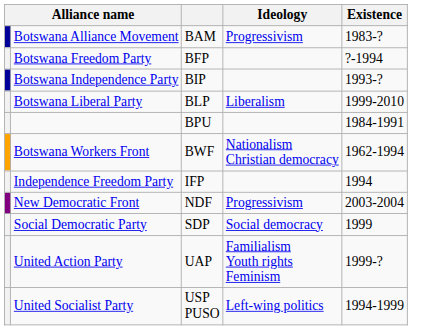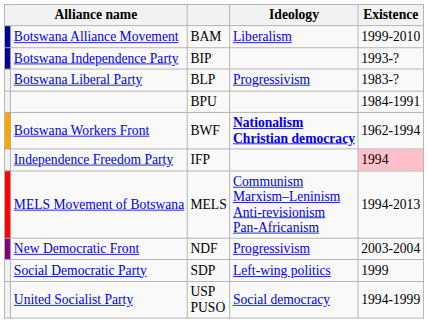(264, 36) Progressivism -> (262, 36) Liberalism
(364, 36) 1983-? -> (391, 36) 1999-2010
- row: (83, 58)
(255, 101) Liberalism -> (272, 79) Progressivism
(374, 101) 1999-2010 -> (380, 79) 1983-?
(282, 152) normal -> (294, 130) bold
(359, 181) no background -> (375, 159) pink background
+ row: (99, 204)
(274, 224) Social democracy -> (282, 270) Left-wing politics
- row: (68, 261)
(275, 306) Left-wing politics -> (282, 299) Social democracy
